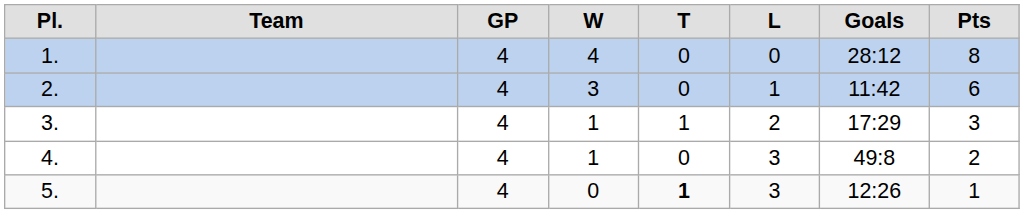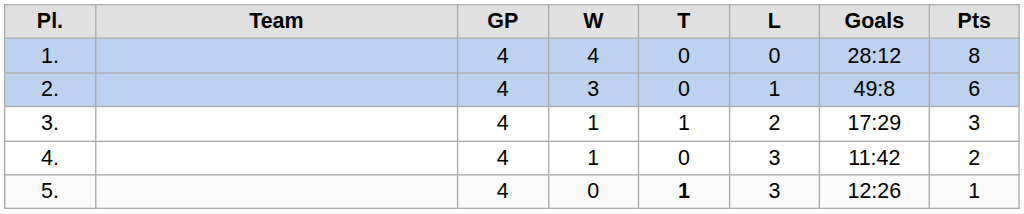(874, 89) 11:42 -> (874, 89) 49:8
(874, 157) 49:8 -> (874, 157) 11:42
